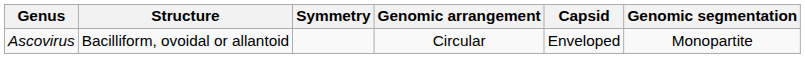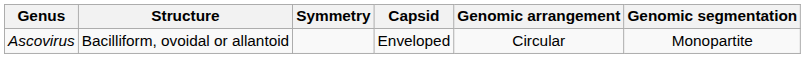columns swapped: (584, 16) <-> (459, 16)
